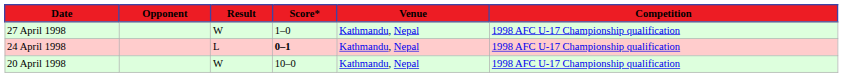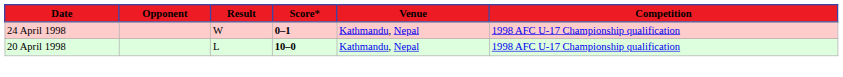- row: (36, 30)
(216, 47) L -> (218, 30) W
(218, 64) W -> (216, 47) L
(285, 64) normal -> (285, 47) bold
